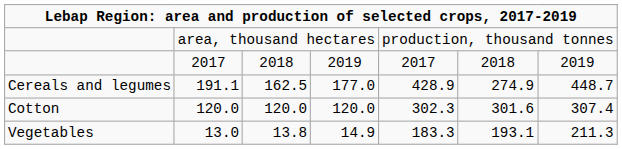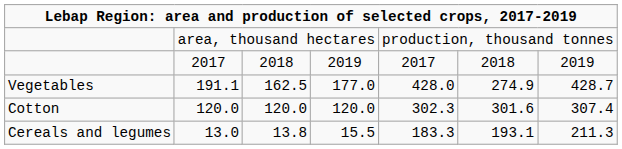(89, 86) Cereals and legumes -> (51, 86) Vegetables
(433, 86) 428.9 -> (433, 86) 428.0
(592, 86) 448.7 -> (592, 86) 428.7
(51, 133) Vegetables -> (89, 133) Cereals and legumes
(358, 133) 14.9 -> (358, 133) 15.5
